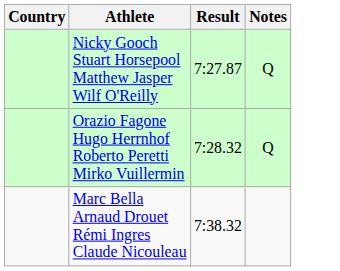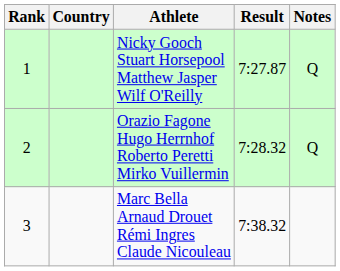+ column: (27, 17)
